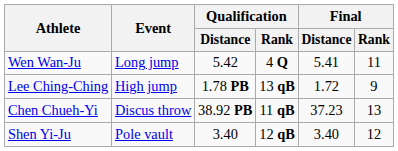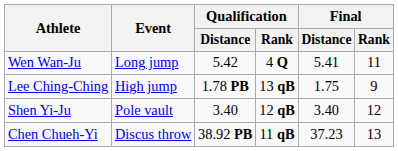(326, 86) 1.72 -> (326, 86) 1.75
rows swapped: (39, 134) <-> (53, 110)
